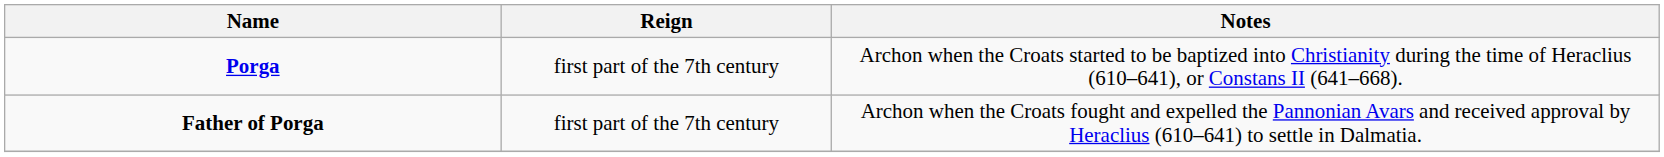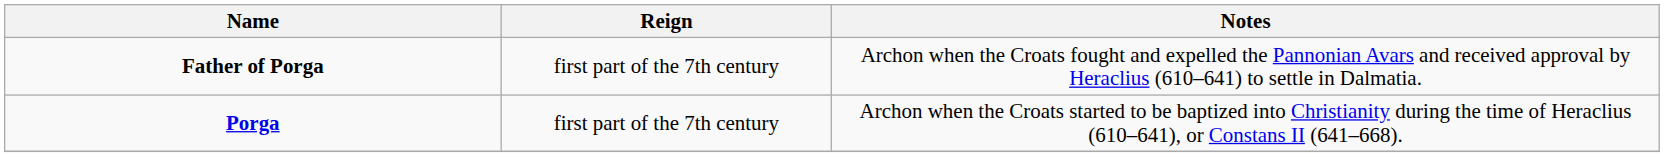rows swapped: (253, 122) <-> (253, 66)
